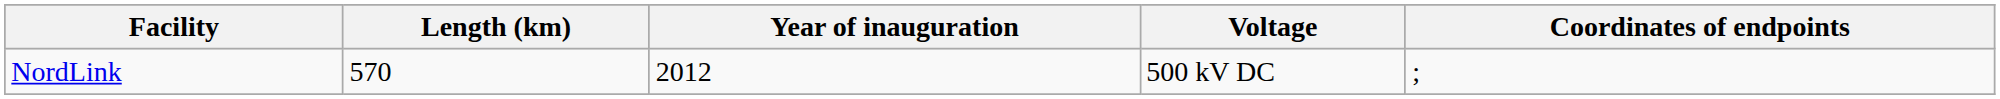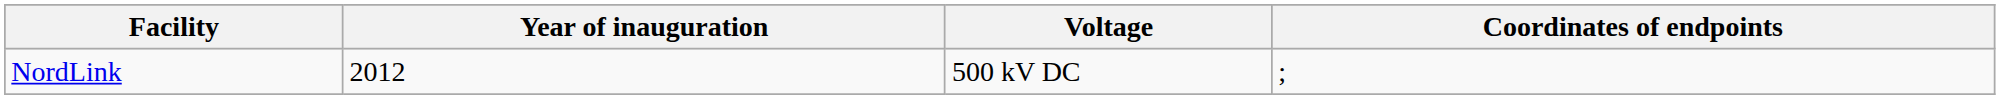- column: (496, 26)
